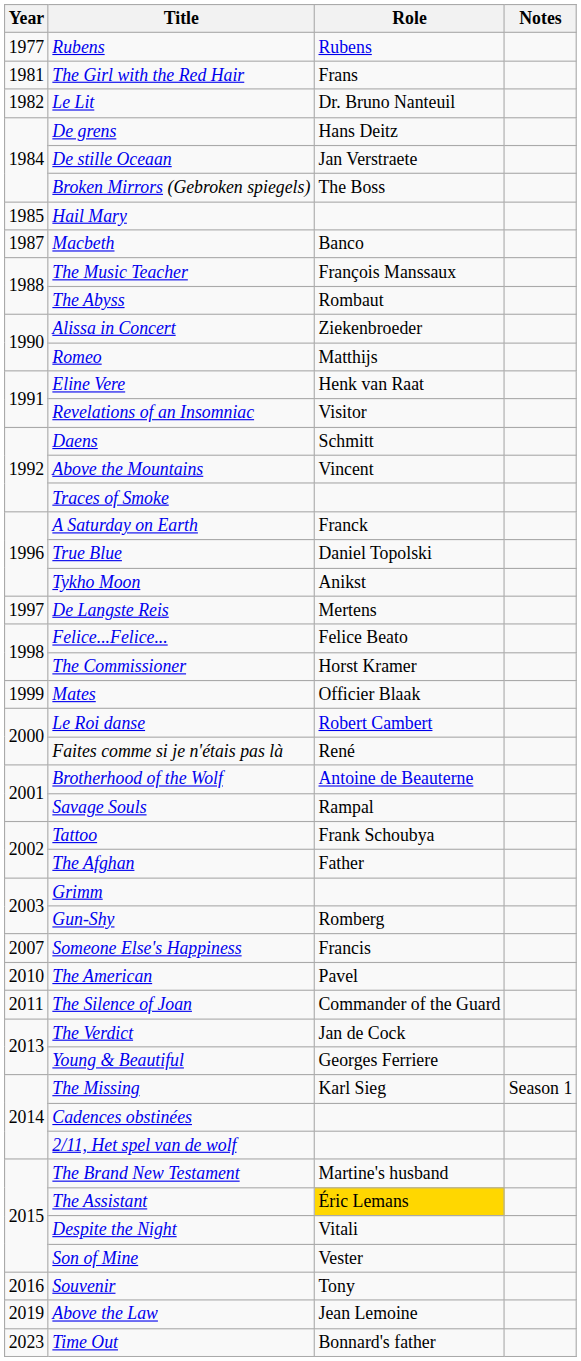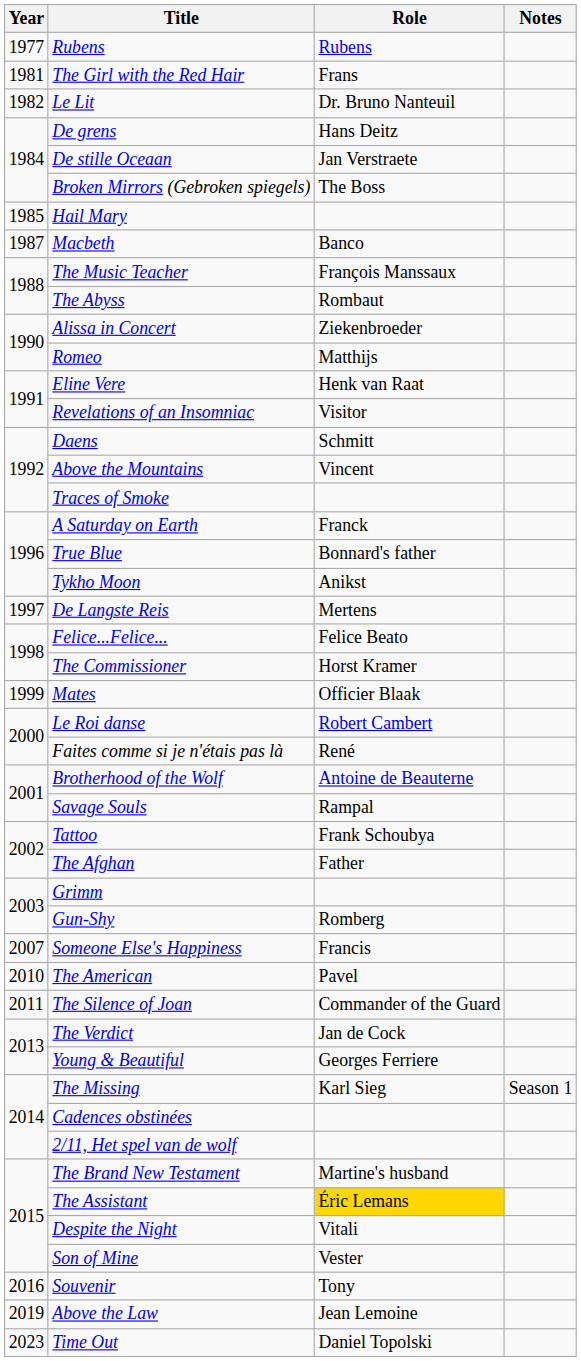(375, 553) Daniel Topolski -> (377, 553) Bonnard's father
(377, 1342) Bonnard's father -> (375, 1342) Daniel Topolski
